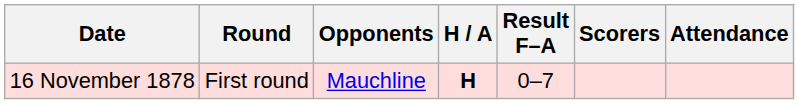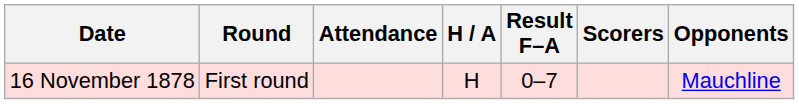columns swapped: (376, 33) <-> (729, 33)
(468, 80) bold -> (472, 80) normal
